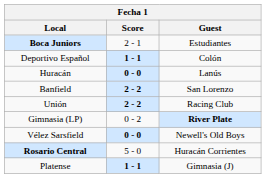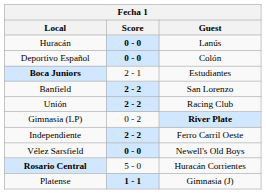rows swapped: (55, 43) <-> (55, 73)
(133, 58) 1 - 1 -> (133, 58) 0 - 0
+ row: (55, 135)
